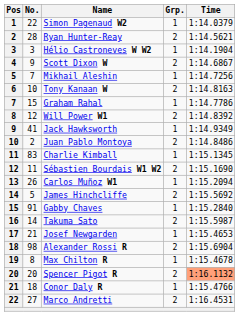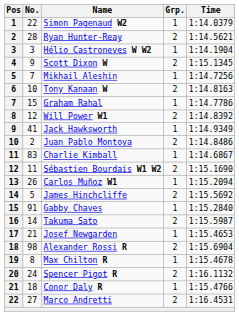(211, 64) 1:14.6867 -> (211, 64) 1:15.1345
(211, 156) 1:15.1345 -> (211, 156) 1:14.6867
(32, 274) 20 -> (32, 274) 24
(211, 274) lightsalmon background -> (211, 274) no background
